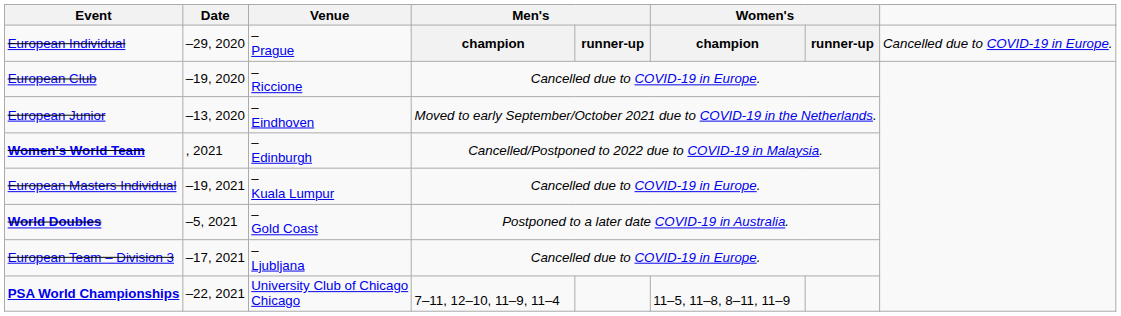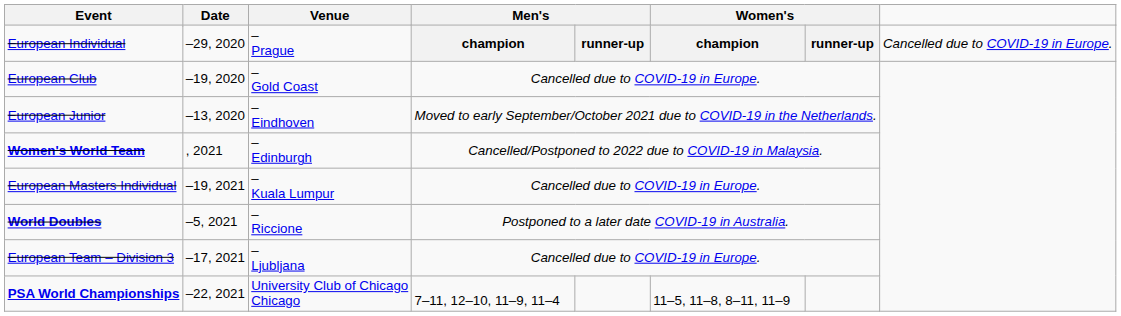(277, 79) – Riccione -> (285, 79) – Gold Coast
(285, 221) – Gold Coast -> (277, 221) – Riccione
